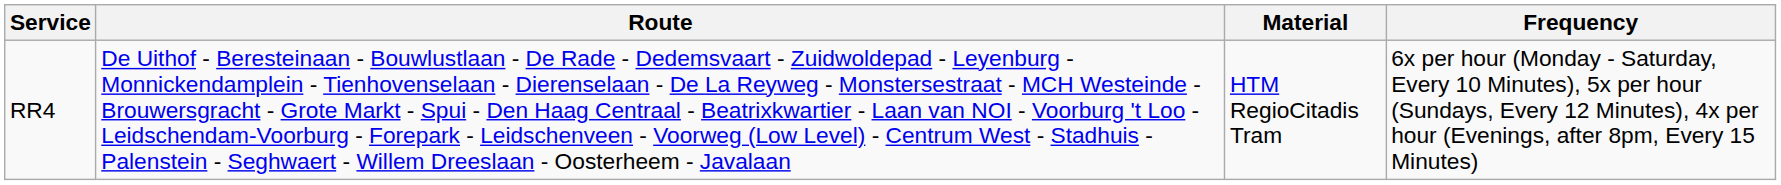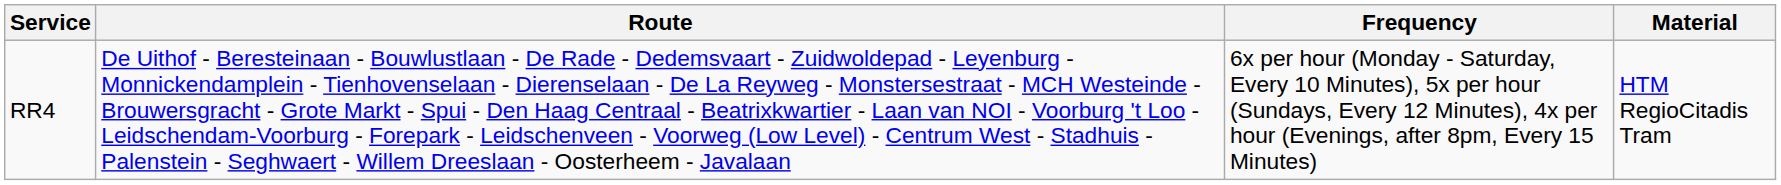columns swapped: (1305, 22) <-> (1581, 22)
